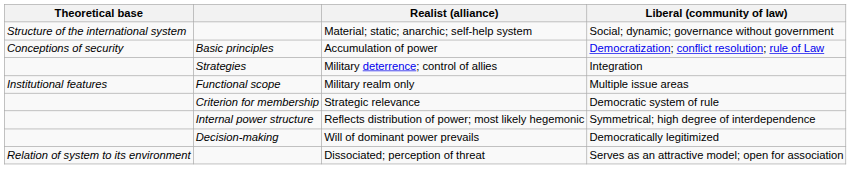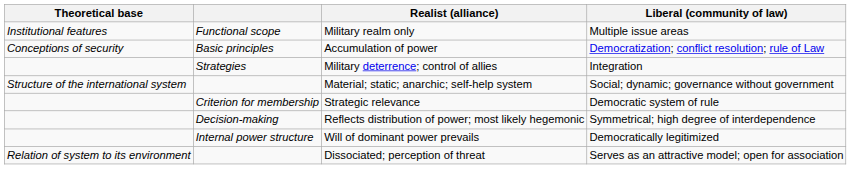rows swapped: (428, 31) <-> (369, 84)
(255, 119) Internal power structure -> (237, 119) Decision-making
(237, 137) Decision-making -> (255, 137) Internal power structure
